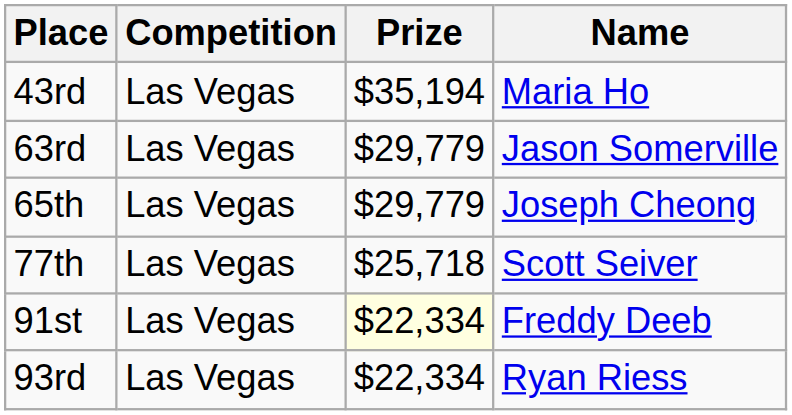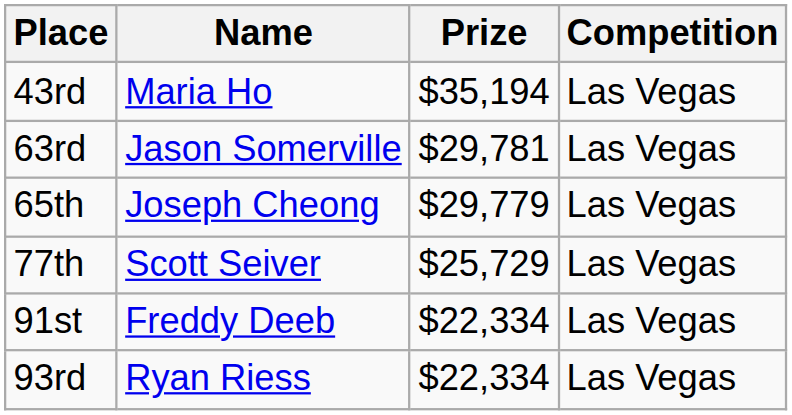columns swapped: (640, 33) <-> (231, 33)
(419, 148) $29,779 -> (484, 148) $29,781
(419, 263) $25,718 -> (484, 263) $25,729
(419, 321) lightyellow background -> (484, 321) no background
